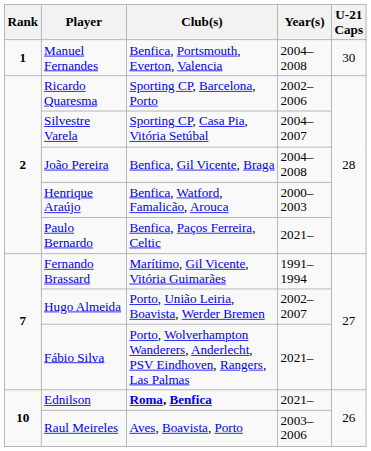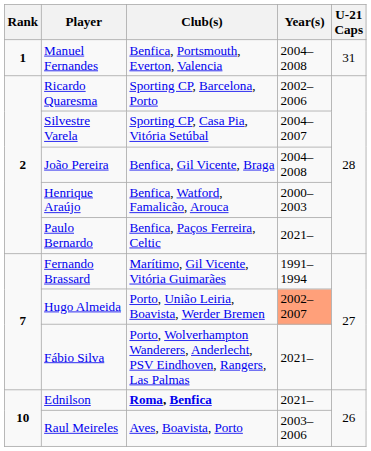(349, 57) 30 -> (349, 57) 31
(297, 306) no background -> (297, 306) lightsalmon background
